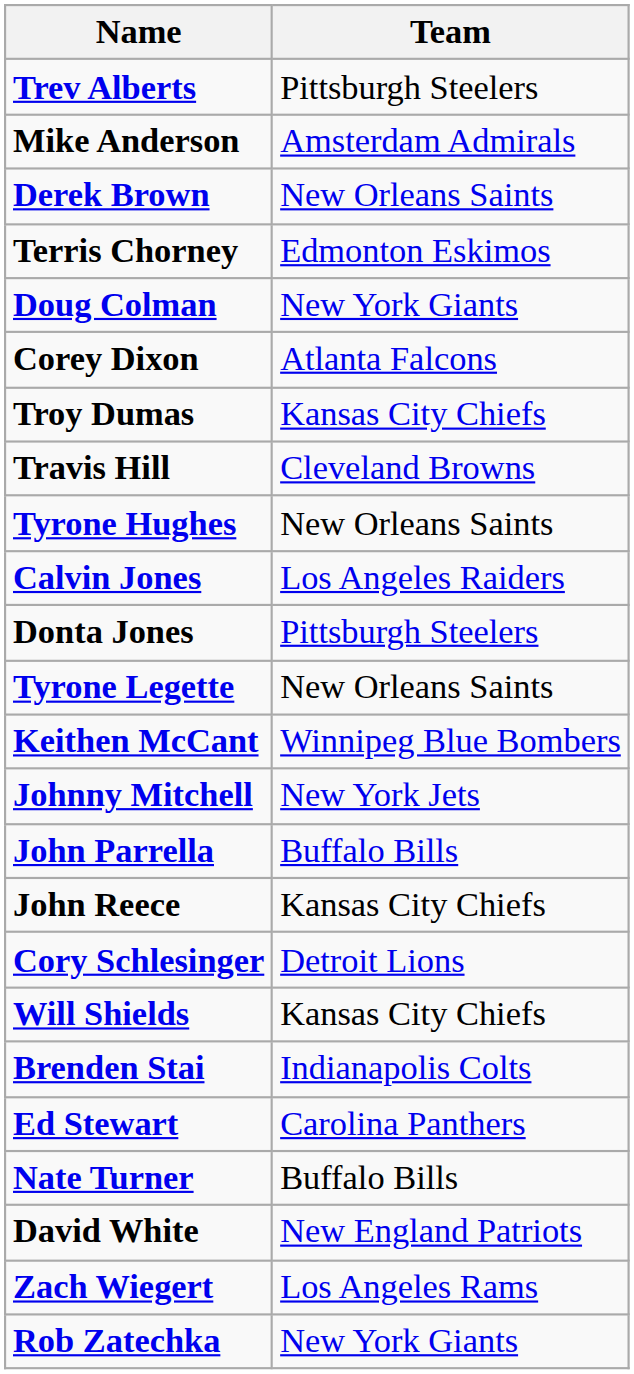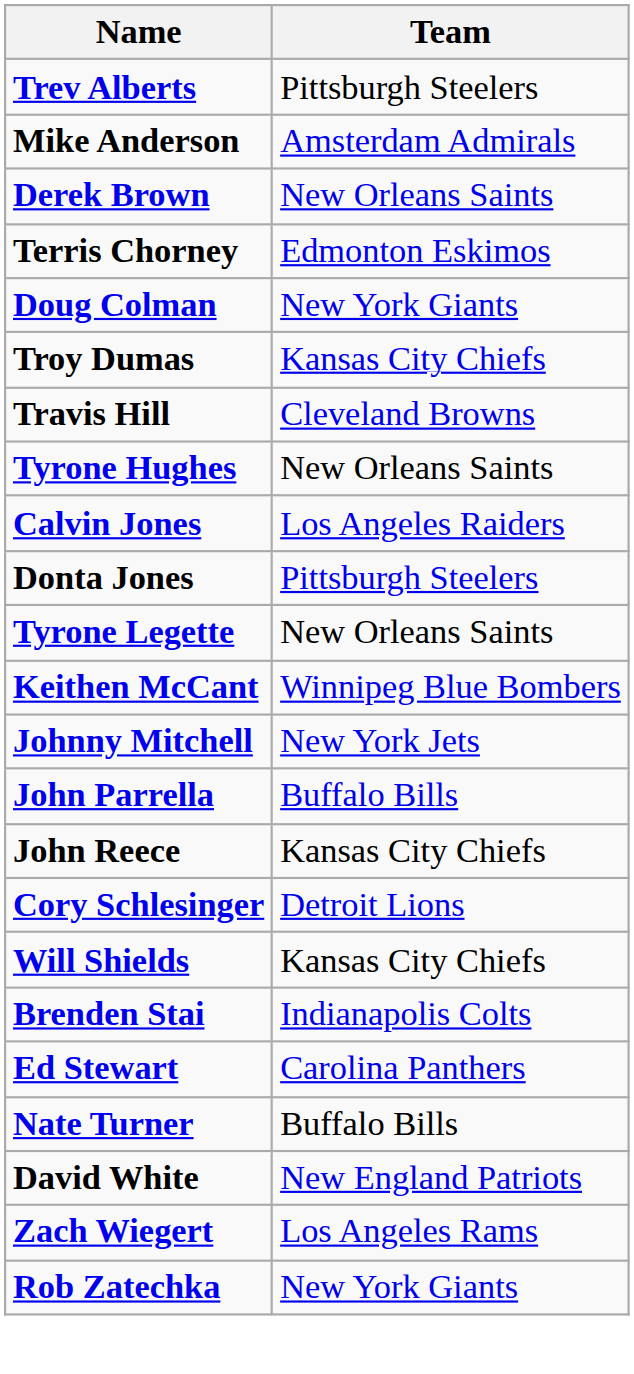- row: (106, 359)
